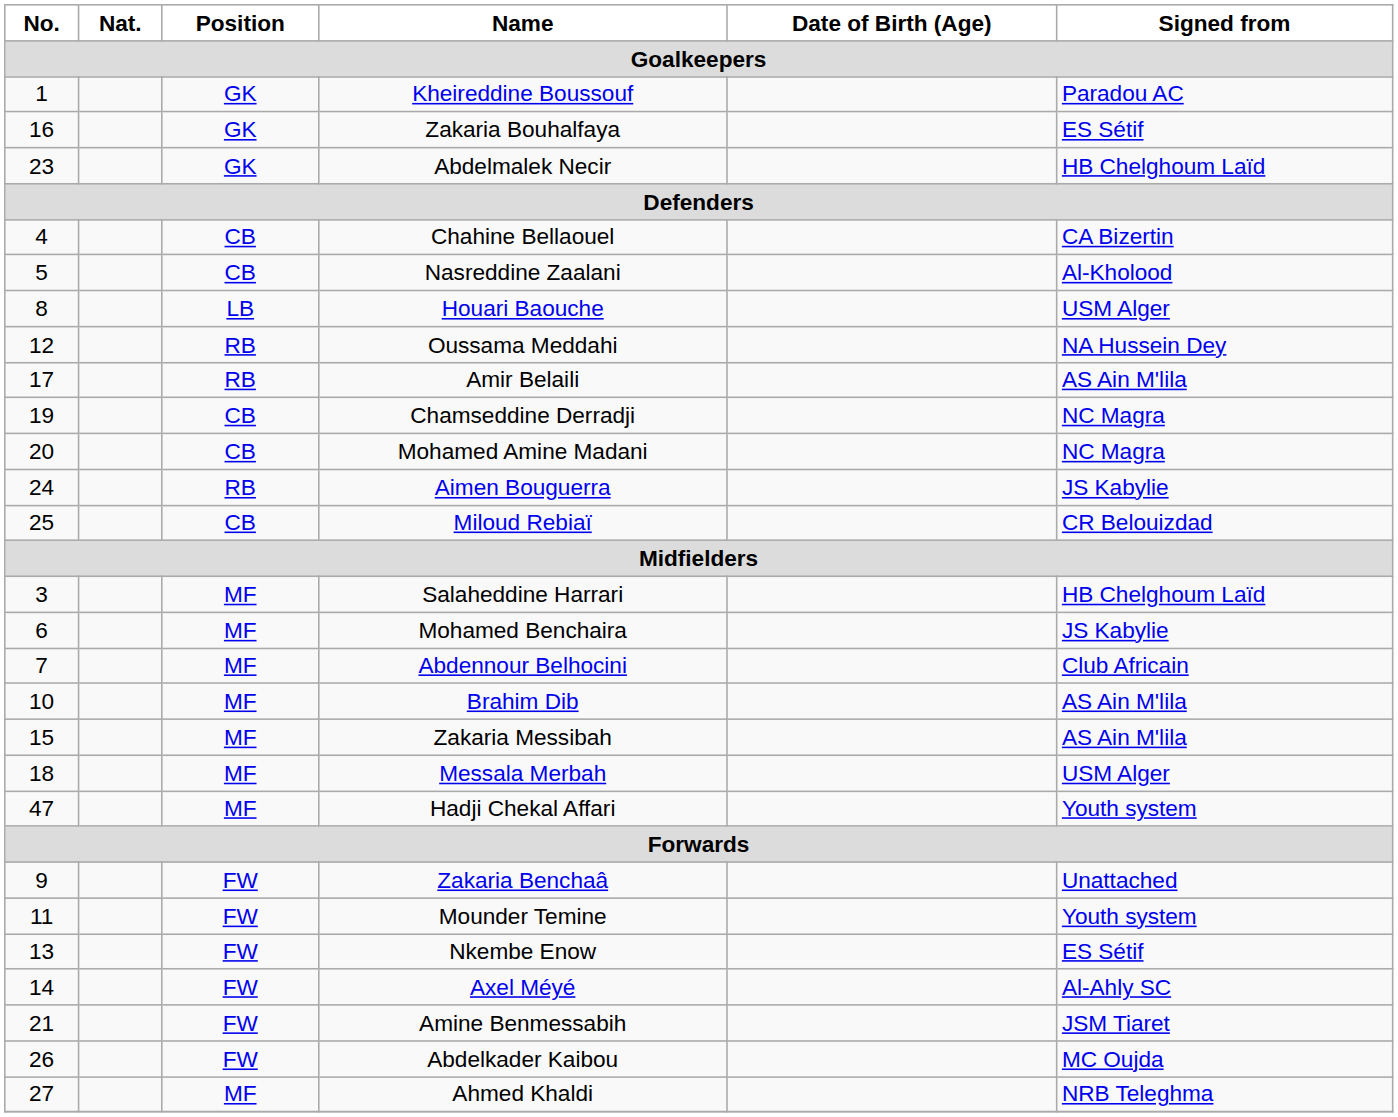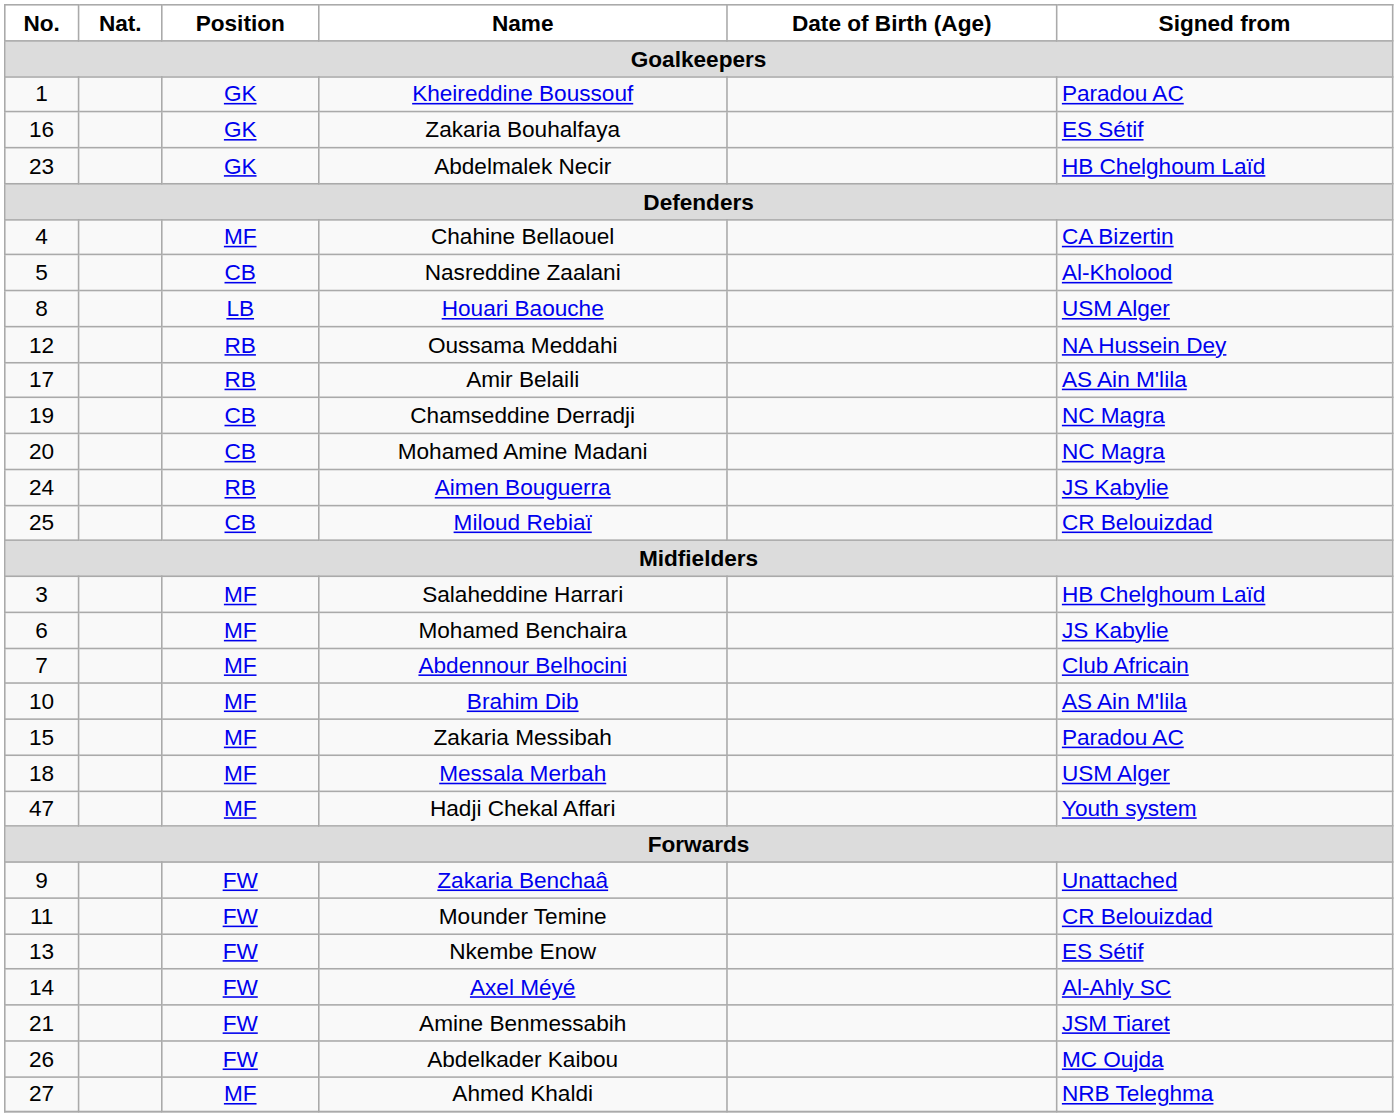(240, 237) CB -> (240, 237) MF
(1124, 737) AS Ain M'lila -> (1123, 737) Paradou AC
(1129, 916) Youth system -> (1137, 916) CR Belouizdad
